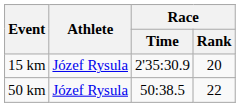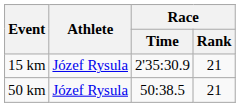(214, 66) 20 -> (214, 66) 21
(214, 90) 22 -> (214, 90) 21
